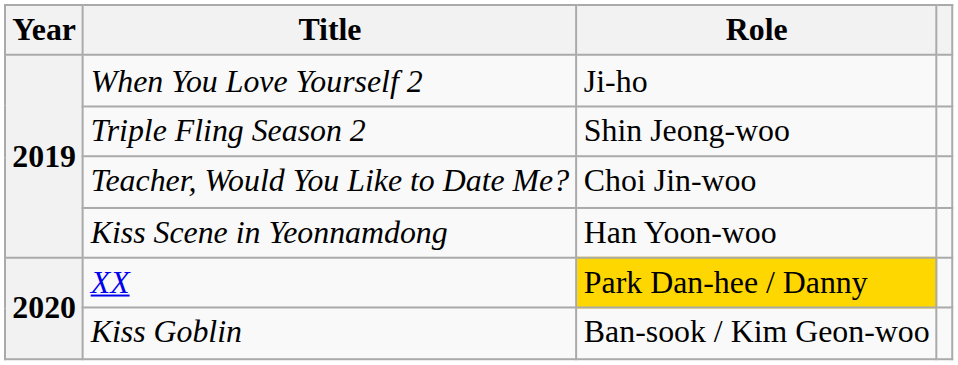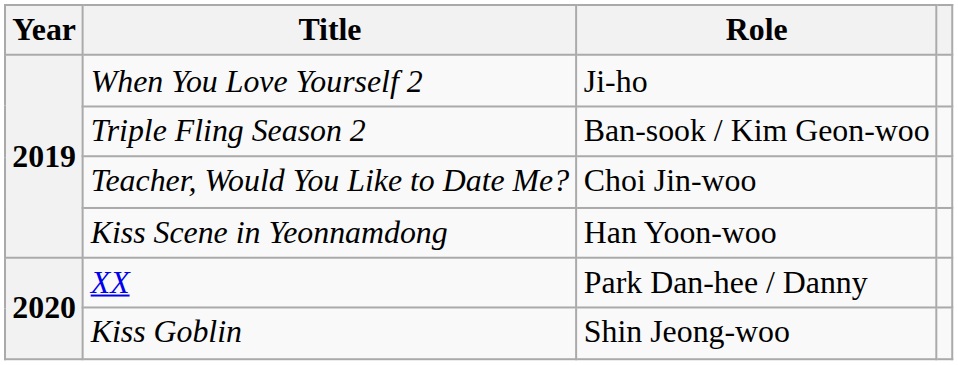(687, 130) Shin Jeong-woo -> (757, 130) Ban-sook / Kim Geon-woo
(726, 282) gold background -> (726, 282) no background
(757, 332) Ban-sook / Kim Geon-woo -> (687, 332) Shin Jeong-woo
